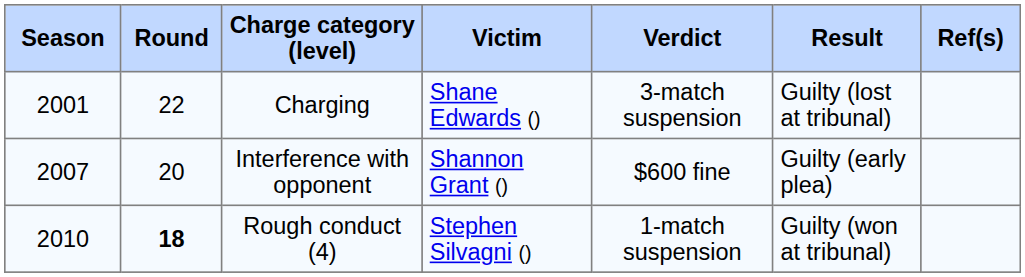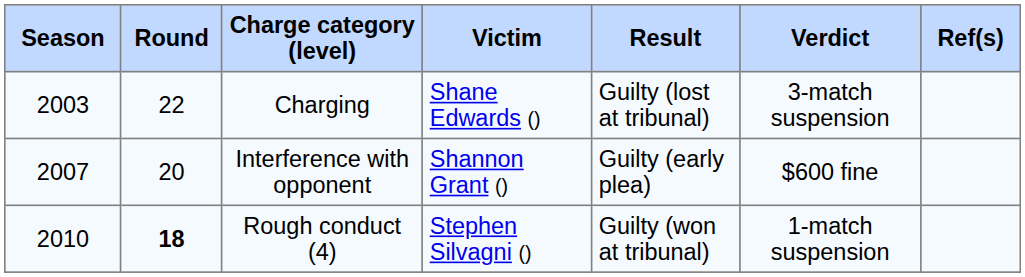columns swapped: (847, 38) <-> (682, 38)
(63, 105) 2001 -> (63, 105) 2003
